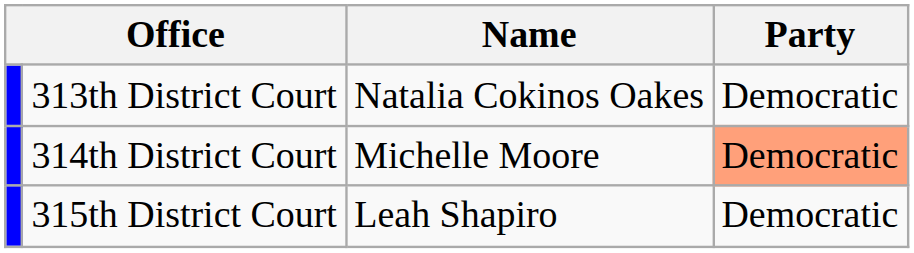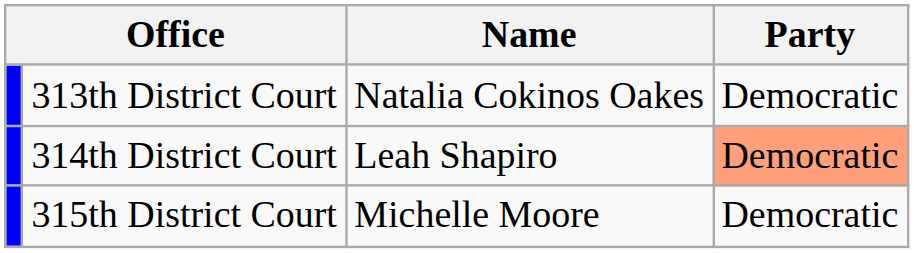(477, 154) Michelle Moore -> (456, 154) Leah Shapiro
(456, 214) Leah Shapiro -> (477, 214) Michelle Moore
